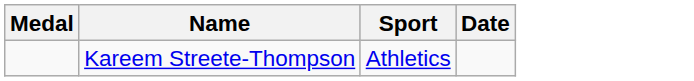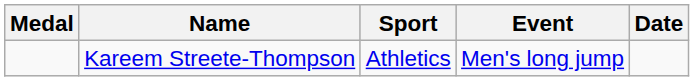+ column: (543, 23)
